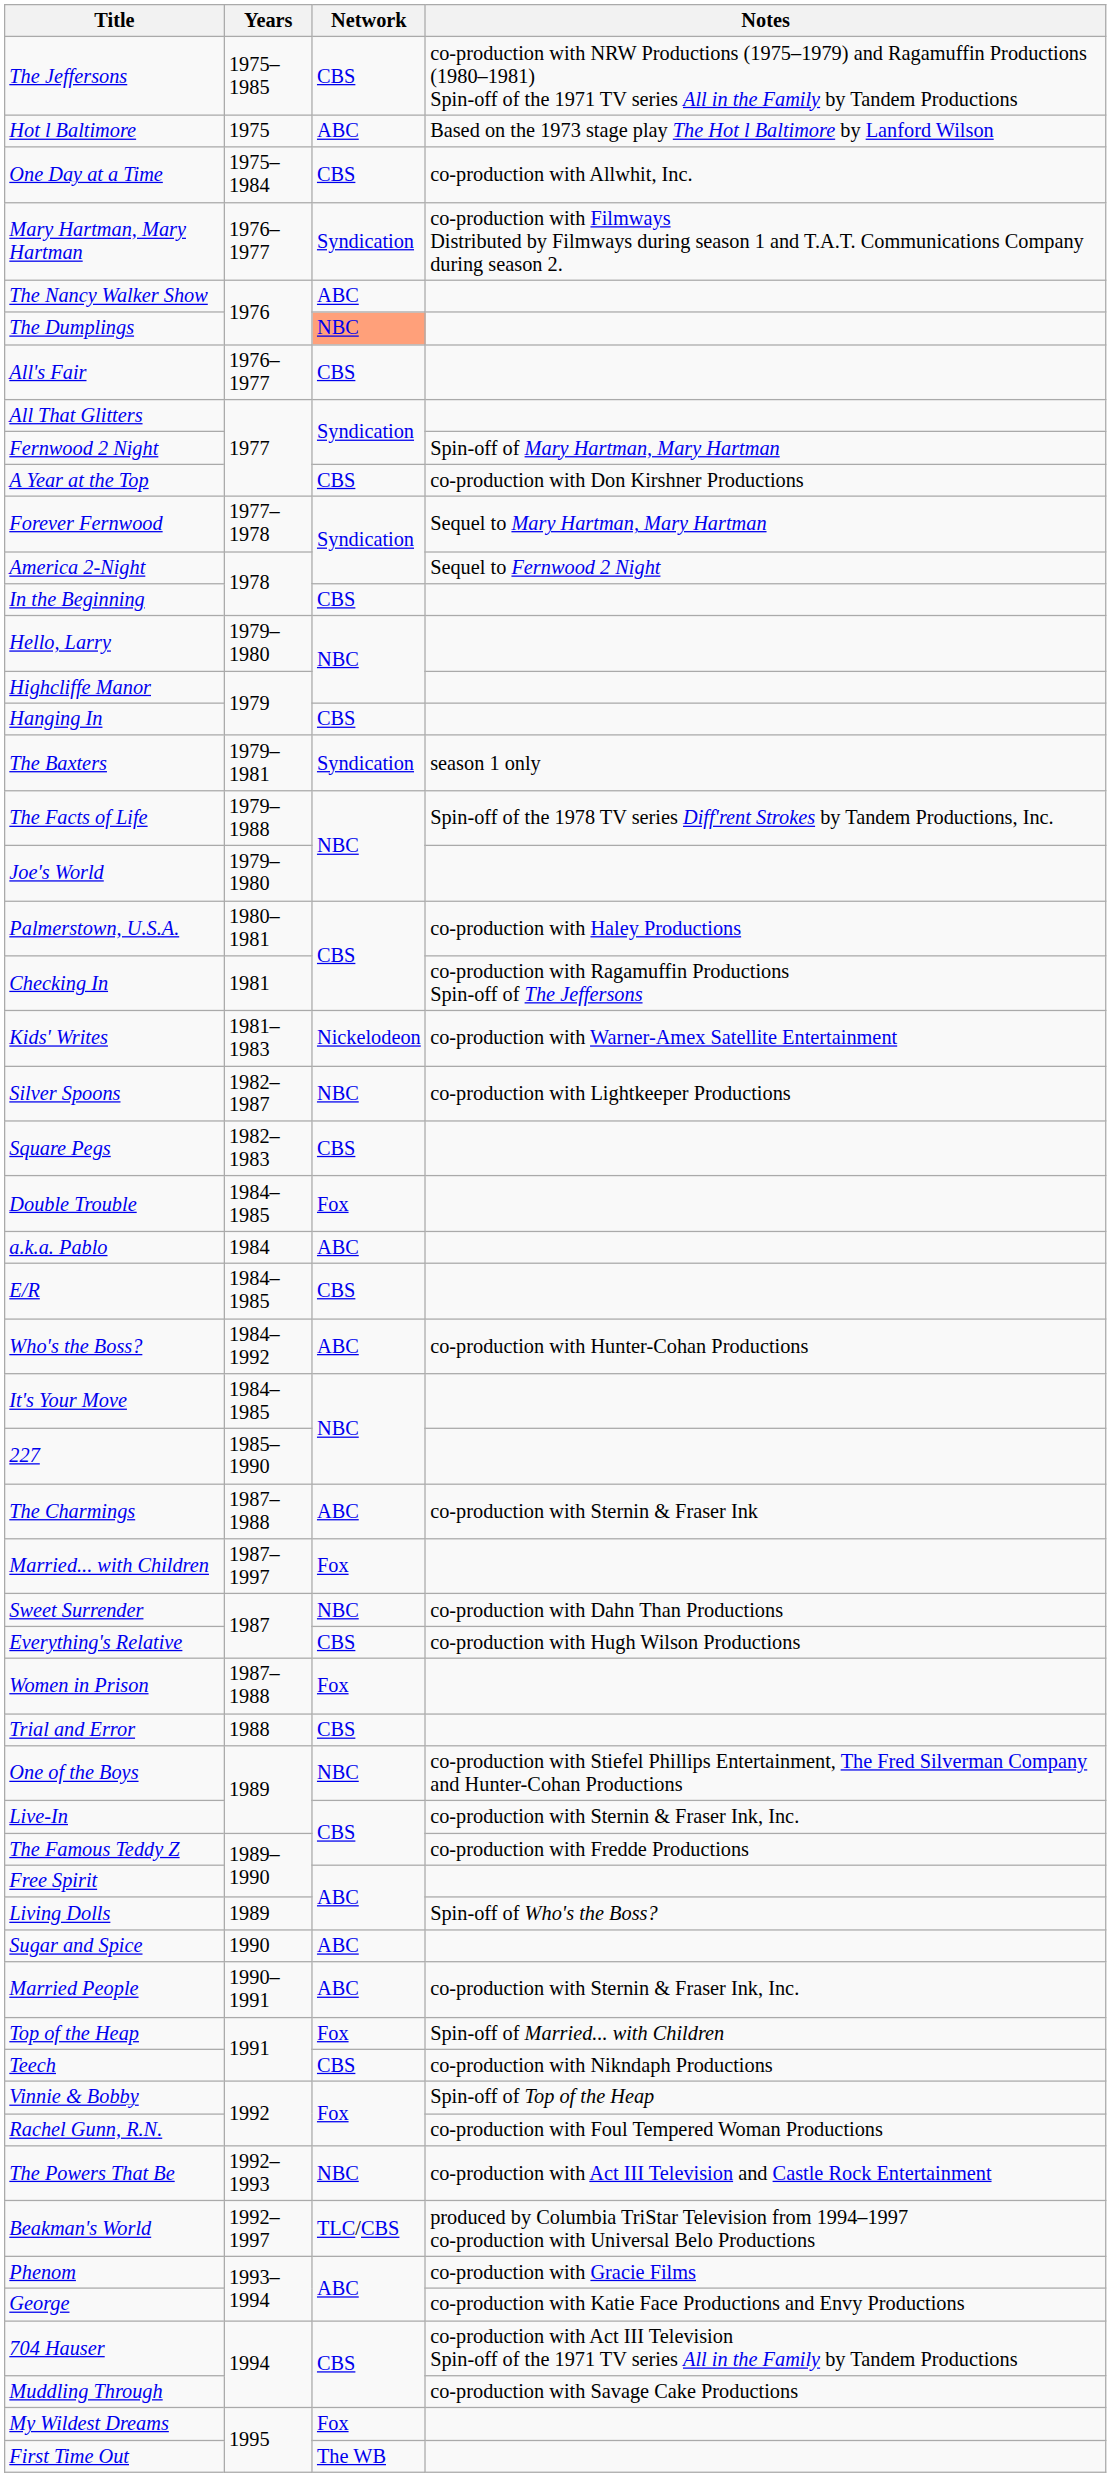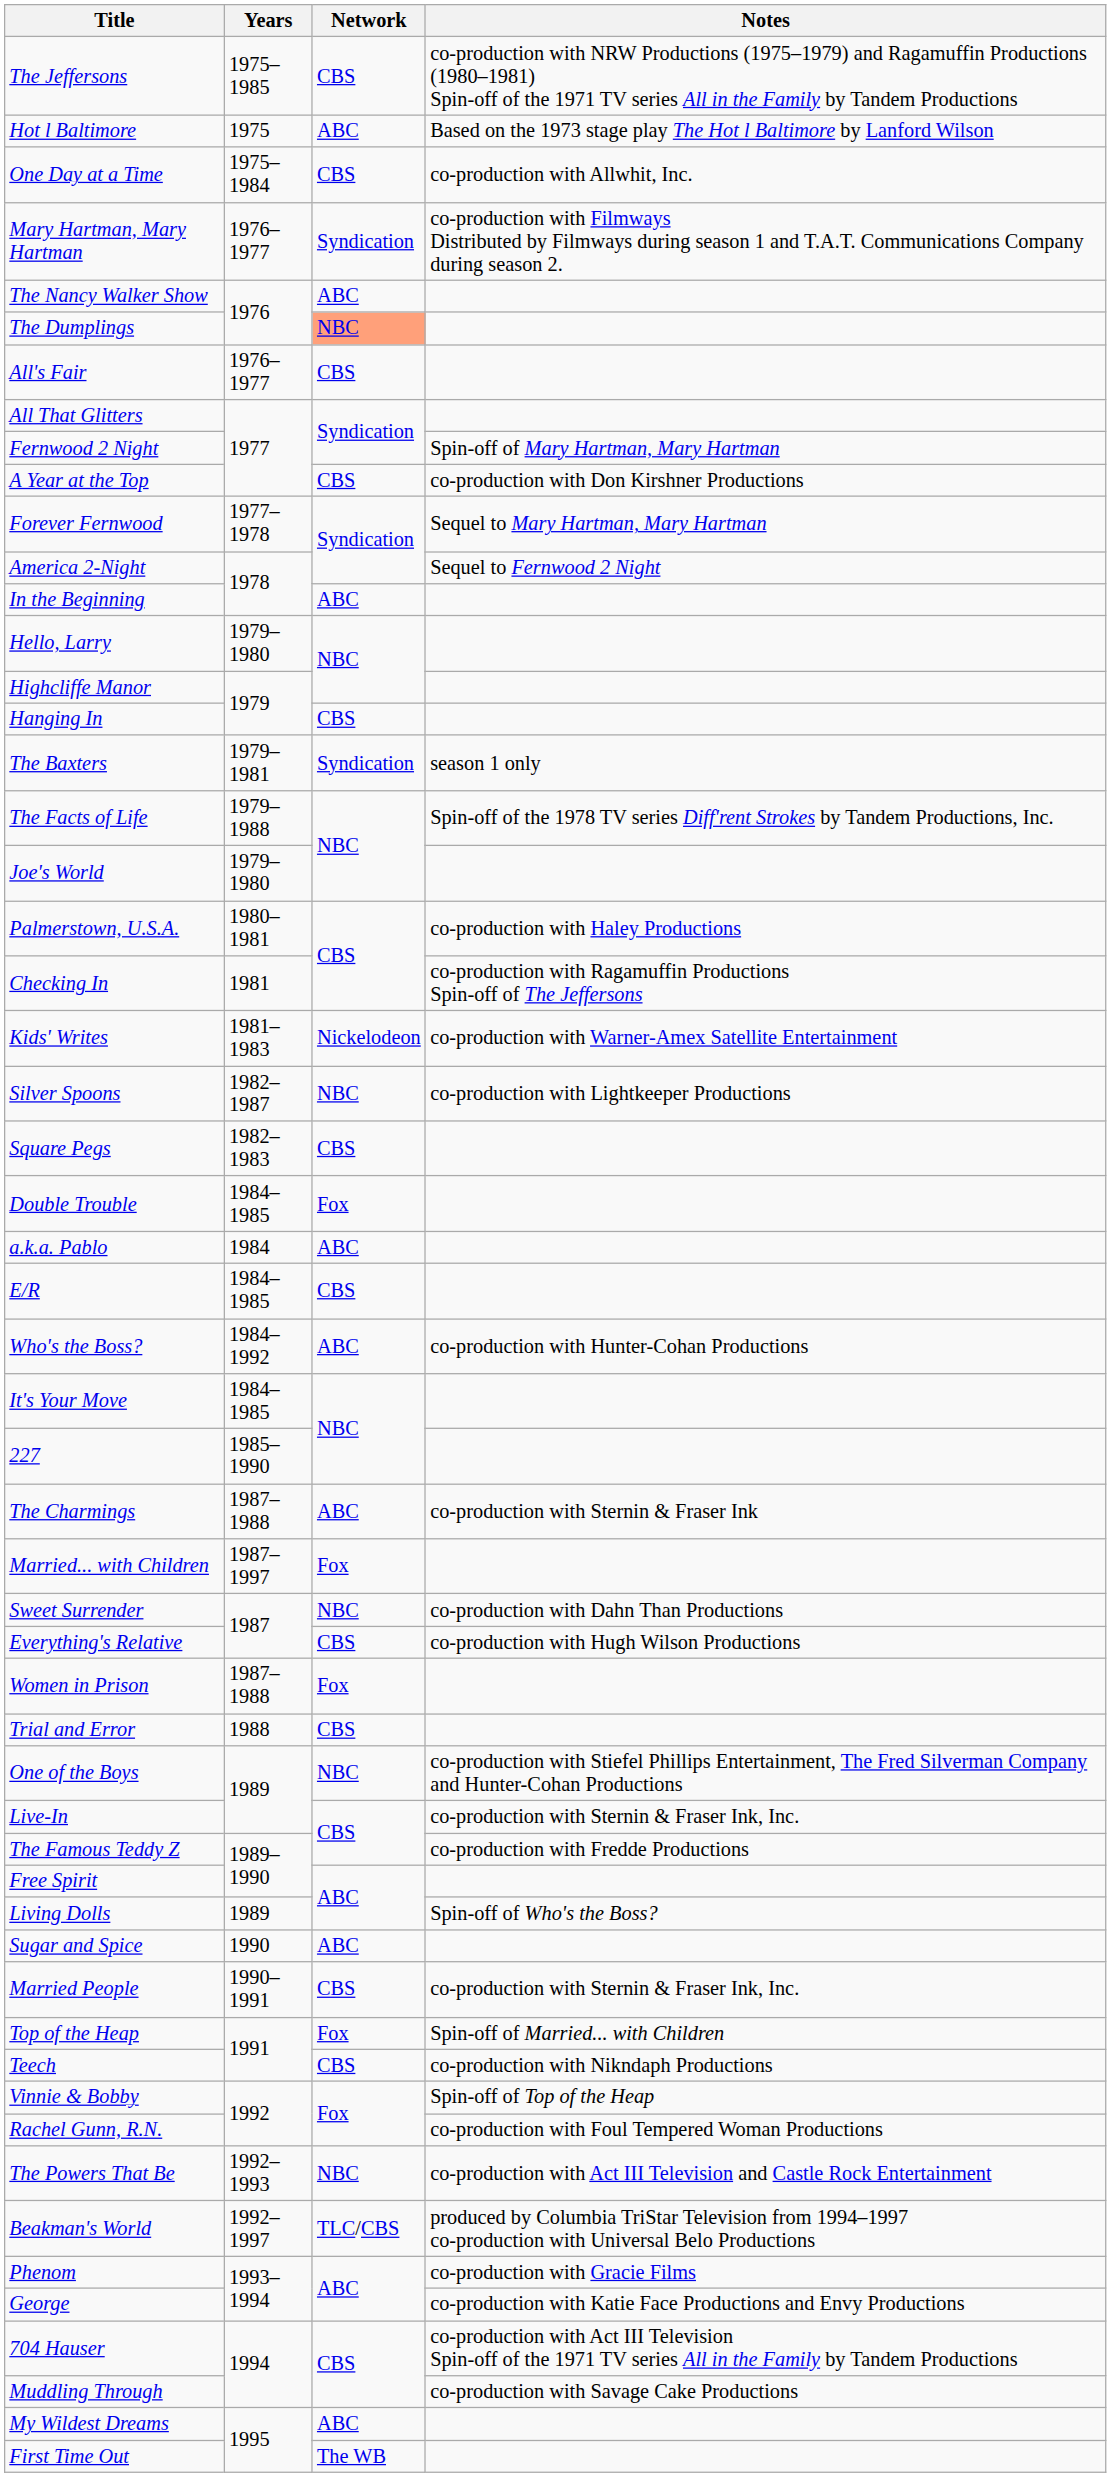(336, 599) CBS -> (338, 599) ABC
(338, 1989) ABC -> (336, 1989) CBS
(333, 2423) Fox -> (338, 2423) ABC
